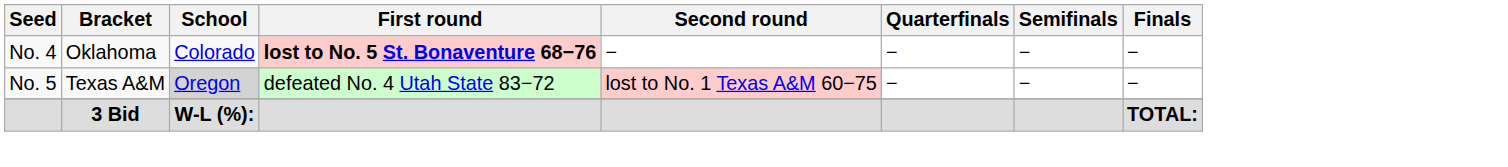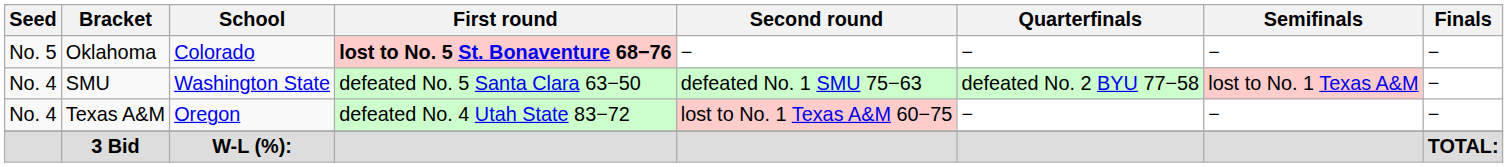(33, 51) No. 4 -> (33, 51) No. 5
+ row: (88, 83)
(33, 83) No. 5 -> (33, 114) No. 4
(207, 83) lightgrey background -> (207, 114) no background
